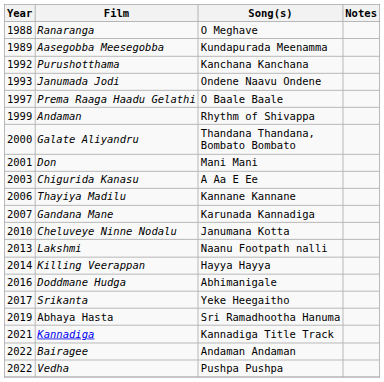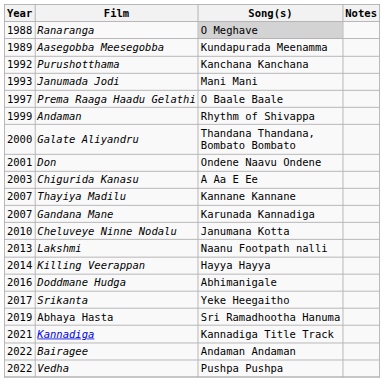(229, 30) no background -> (229, 30) lightgrey background
(261, 82) Ondene Naavu Ondene -> (229, 82) Mani Mani
(229, 162) Mani Mani -> (261, 162) Ondene Naavu Ondene
(20, 197) 2006 -> (20, 197) 2007
